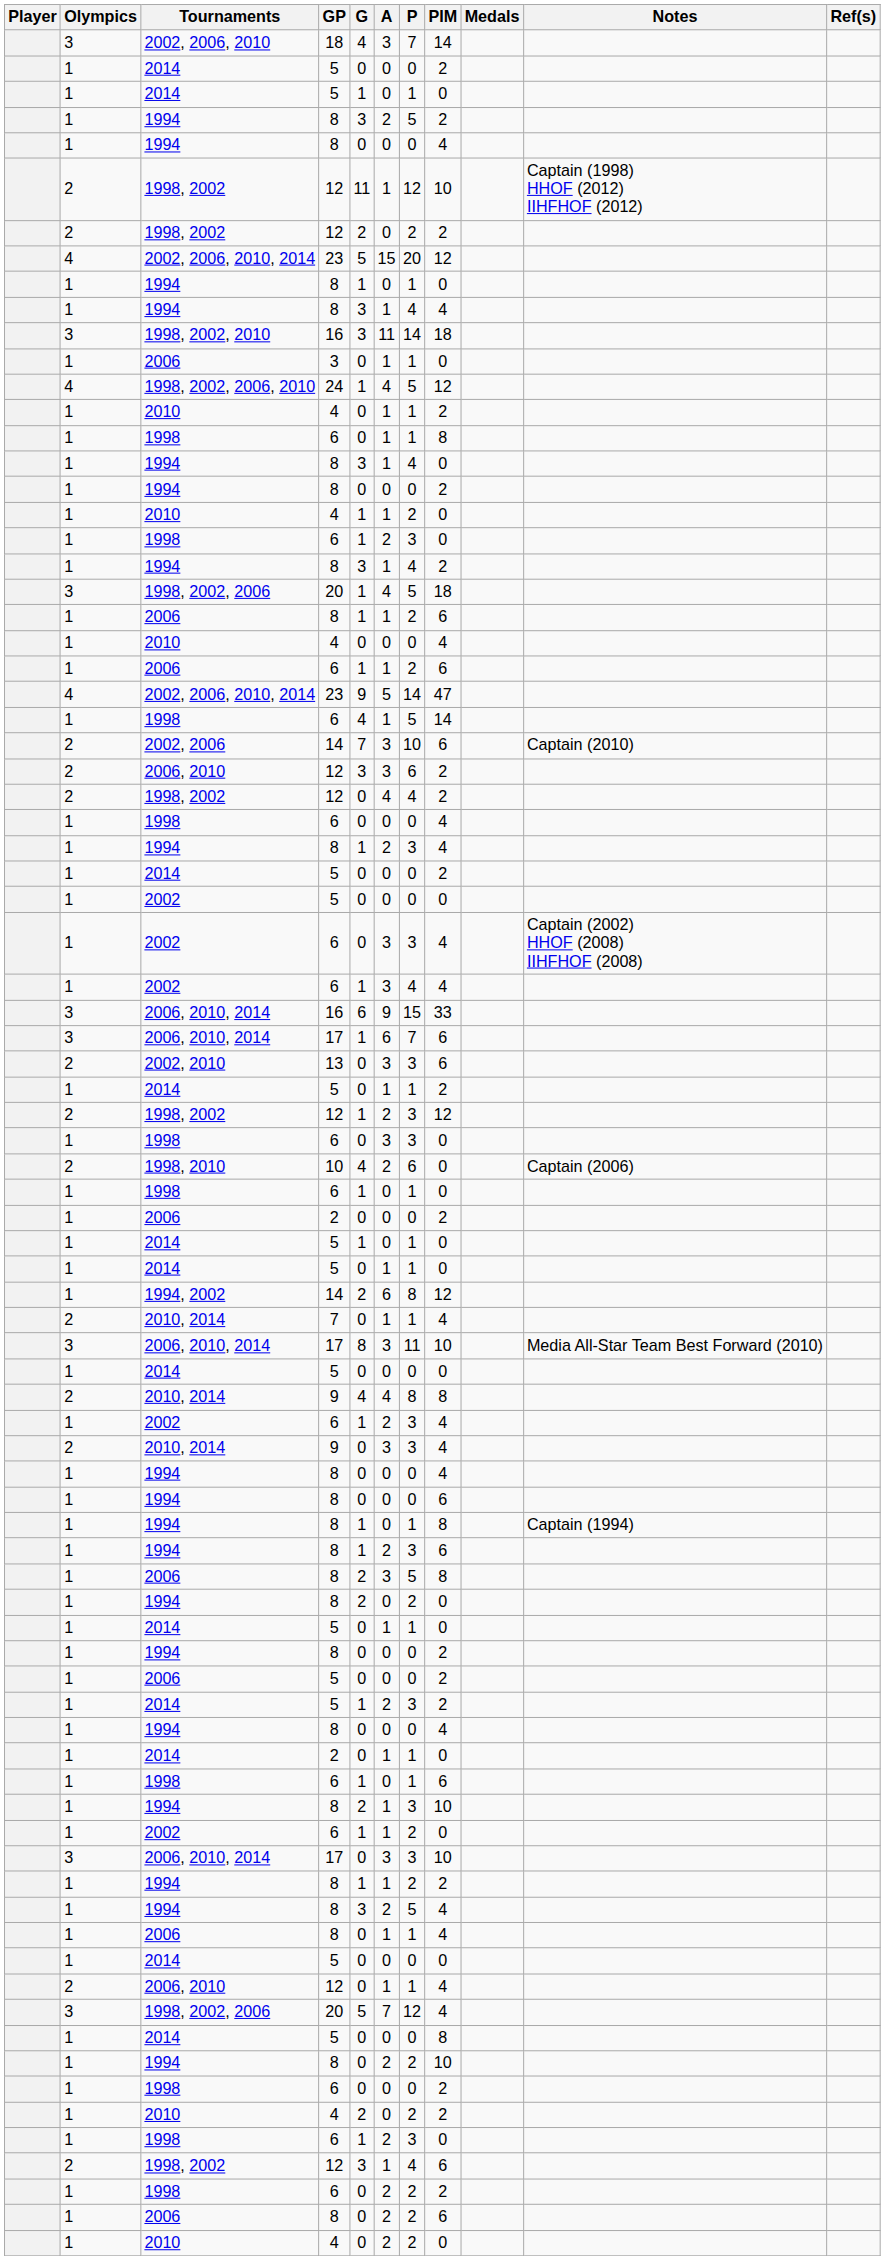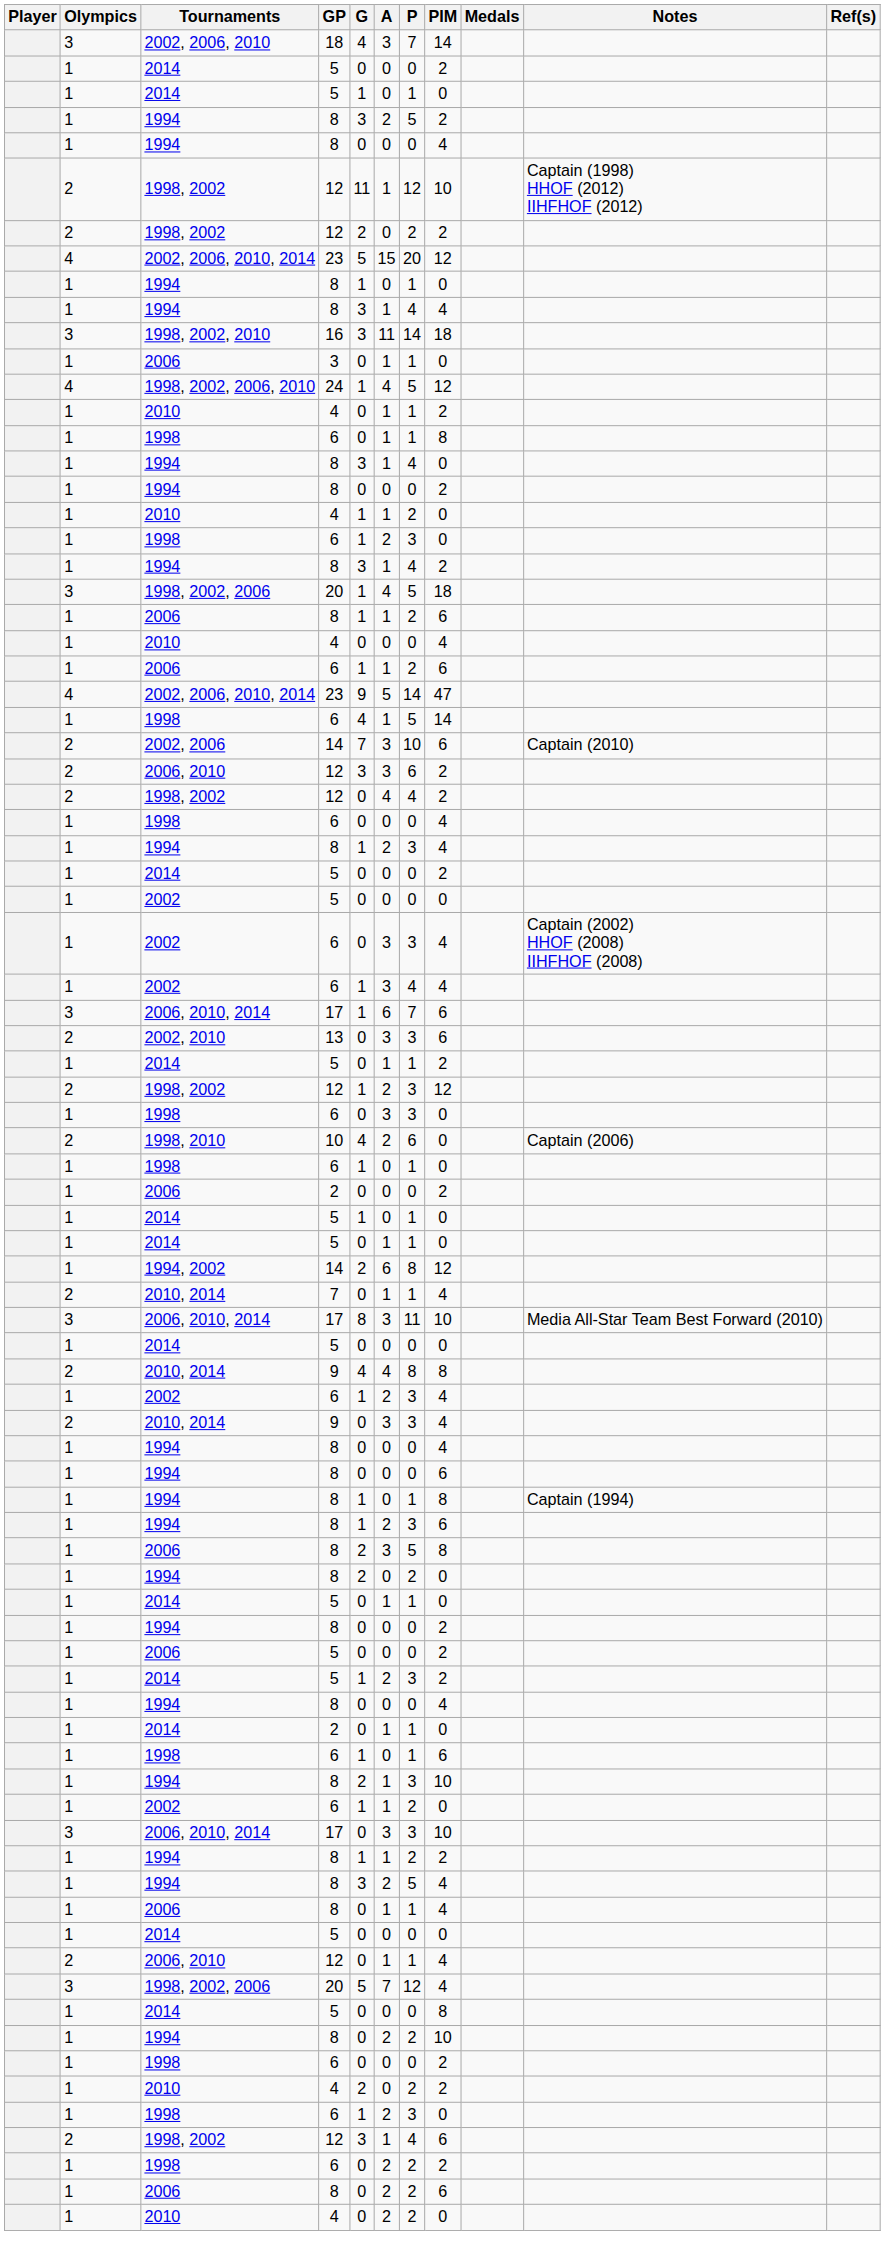- row: (207, 1012)
